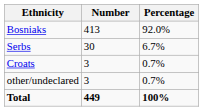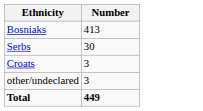- column: (169, 13)
